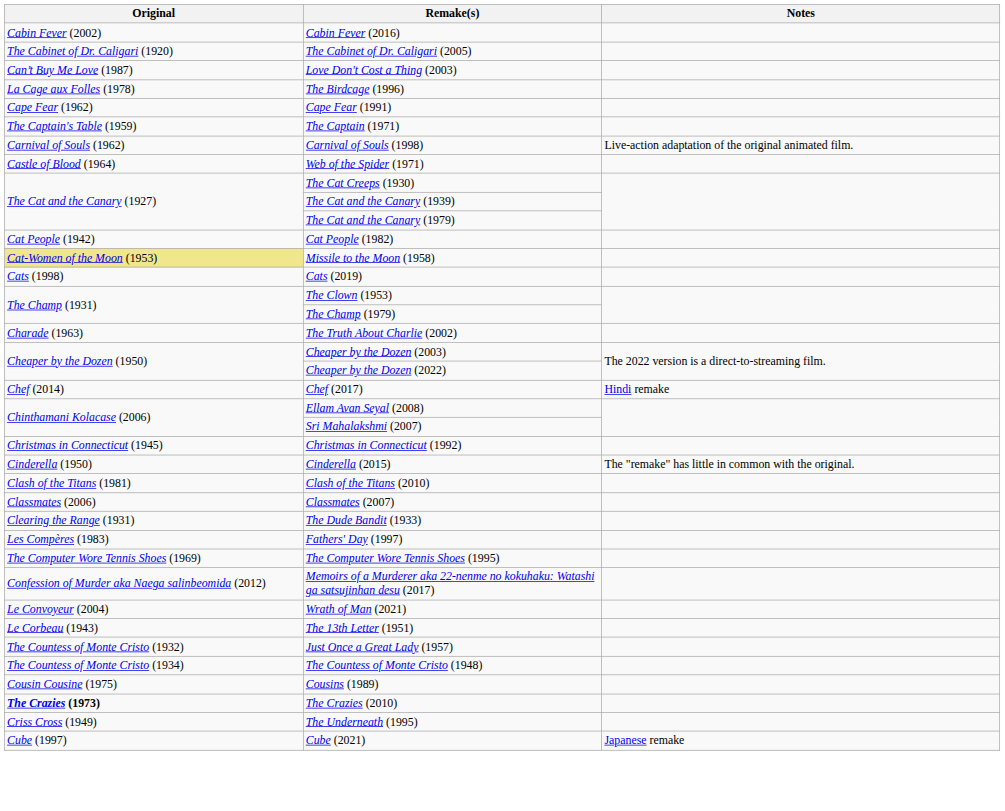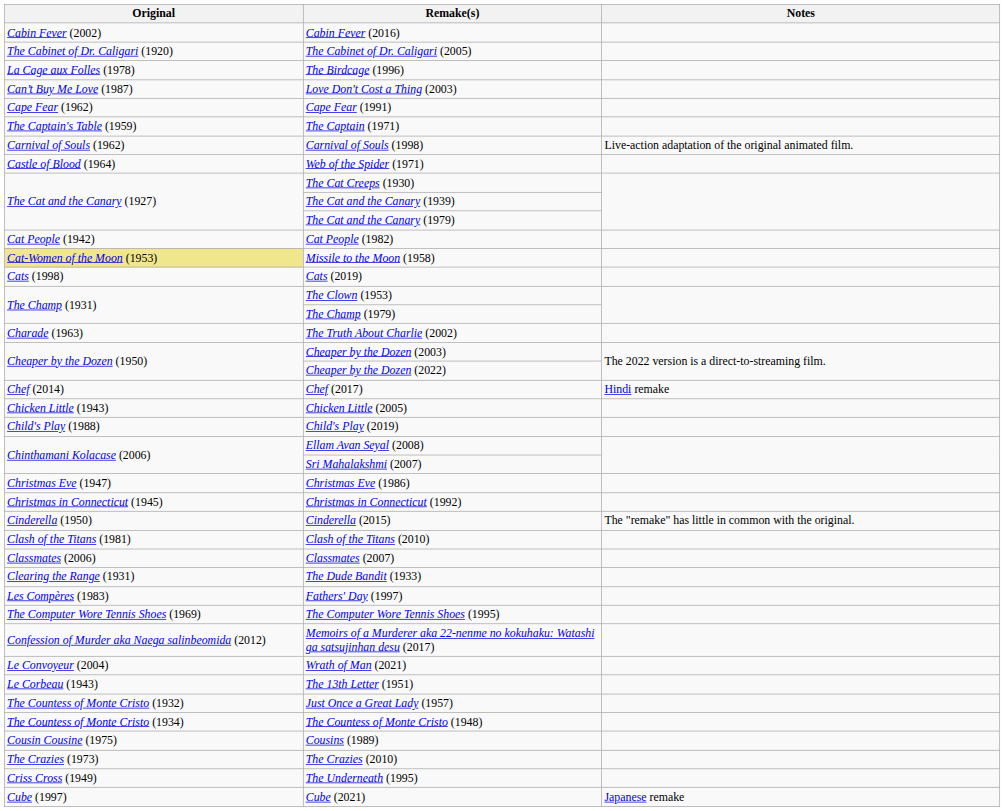rows swapped: (355, 88) <-> (381, 70)
+ row: (356, 408)
+ row: (352, 426)
+ row: (358, 483)
(53, 703) bold -> (53, 759) normal
